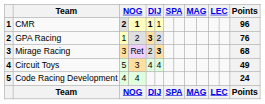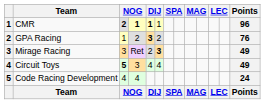(245, 51) 68 -> (245, 51) 49
(124, 65) normal -> (124, 65) bold
